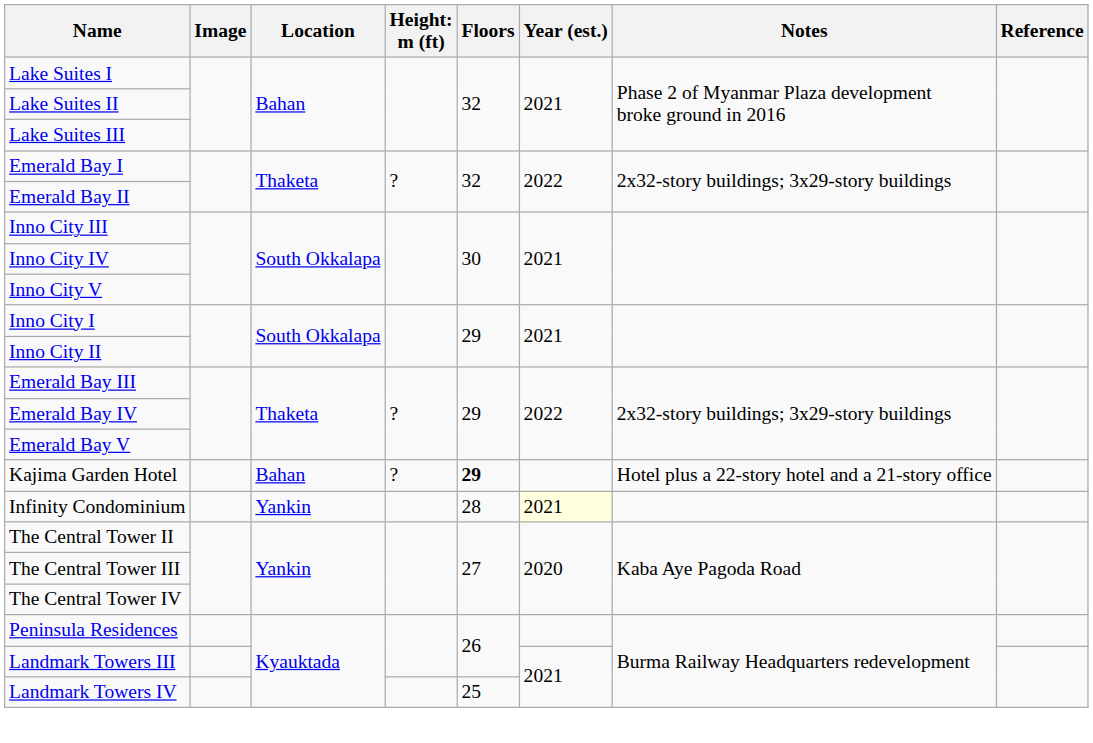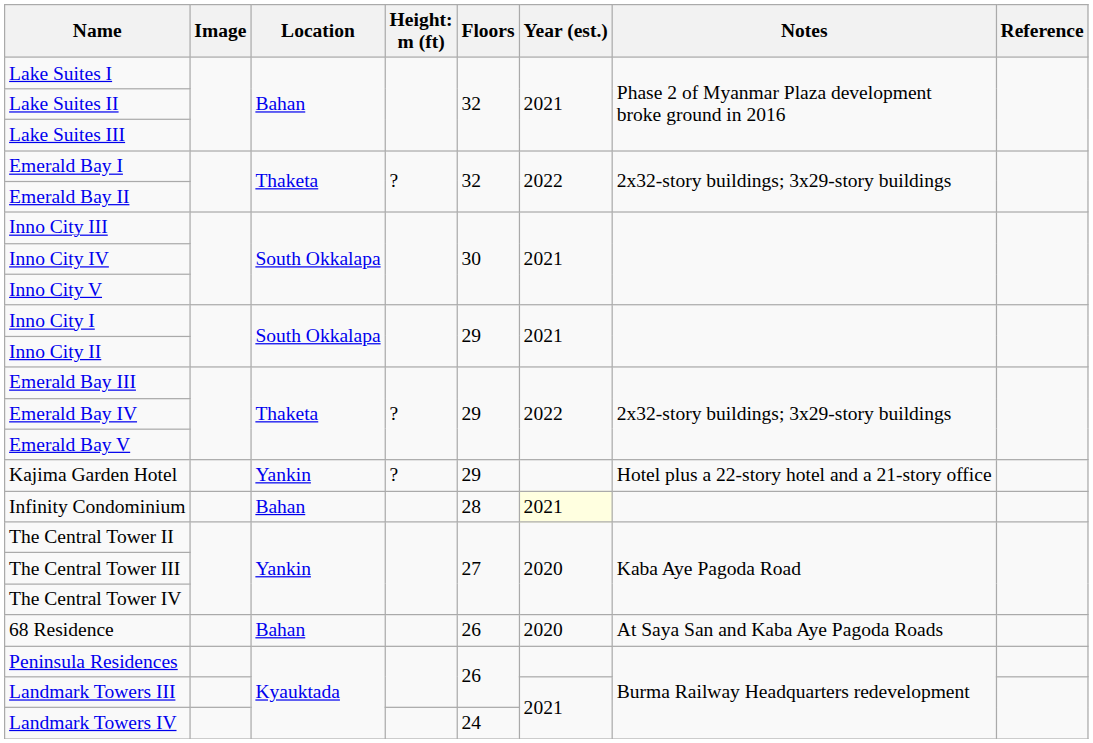(280, 475) Bahan -> (283, 475) Yankin
(471, 475) bold -> (471, 475) normal
(283, 506) Yankin -> (280, 506) Bahan
+ row: (61, 630)
(471, 692) 25 -> (471, 723) 24
